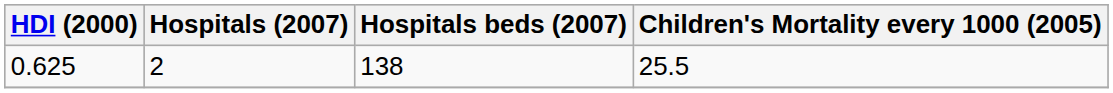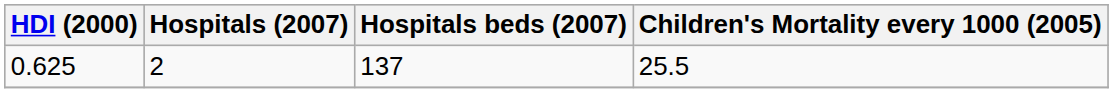(382, 66) 138 -> (382, 66) 137
